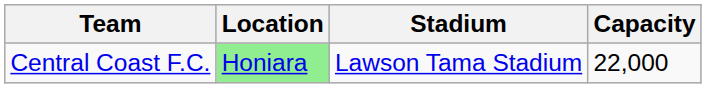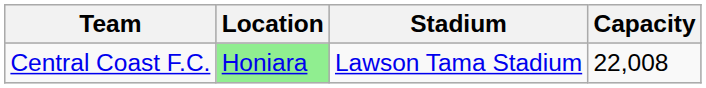(631, 62) 22,000 -> (631, 62) 22,008
